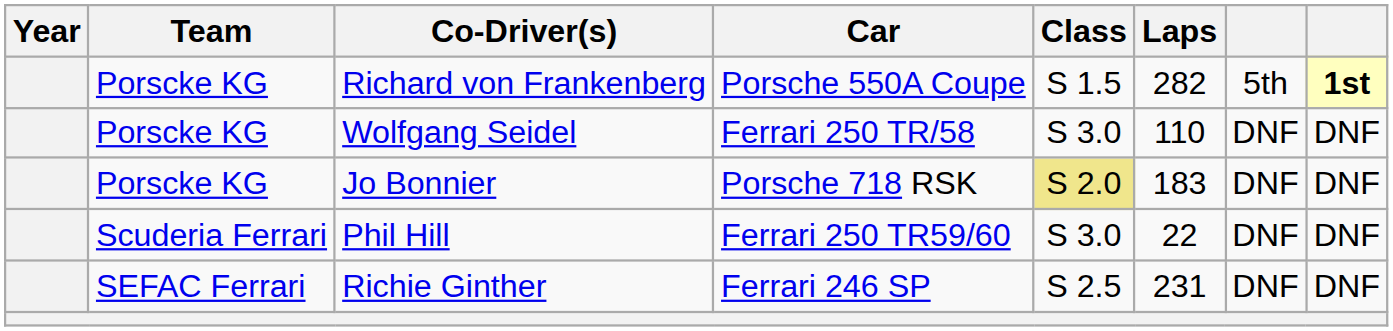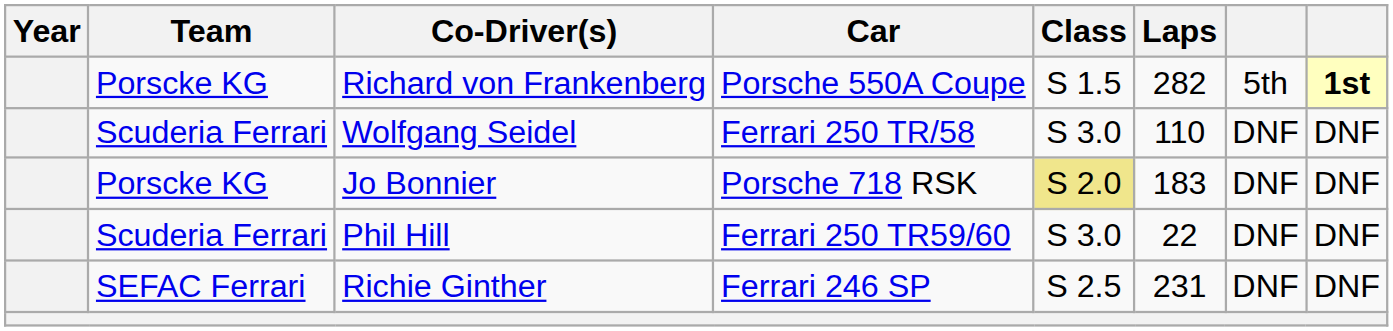(182, 133) Porscke KG -> (211, 133) Scuderia Ferrari
